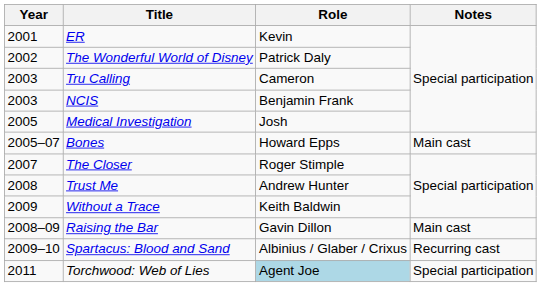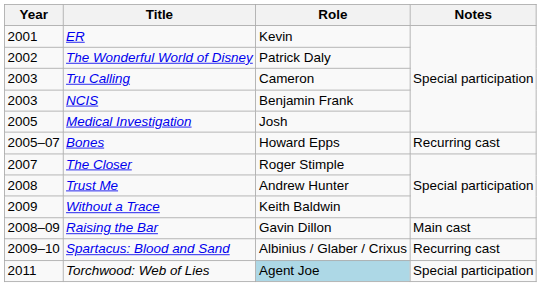(442, 143) Main cast -> (456, 143) Recurring cast
